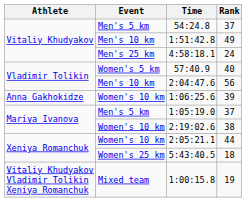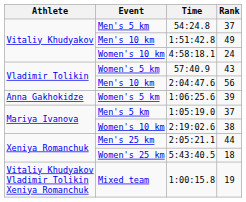(126, 54) Men's 25 km -> (131, 54) Women's 10 km
(229, 69) 40 -> (229, 69) 43
(131, 97) Women's 10 km -> (129, 97) Women's 5 km
(131, 140) Women's 10 km -> (126, 140) Men's 25 km
